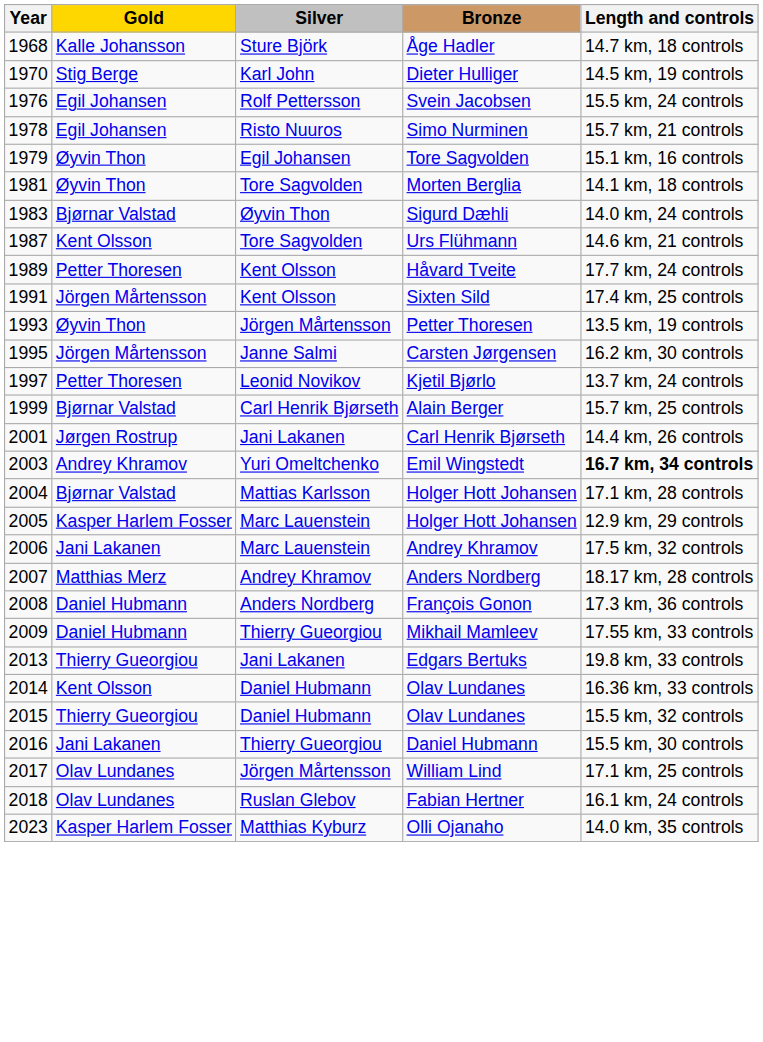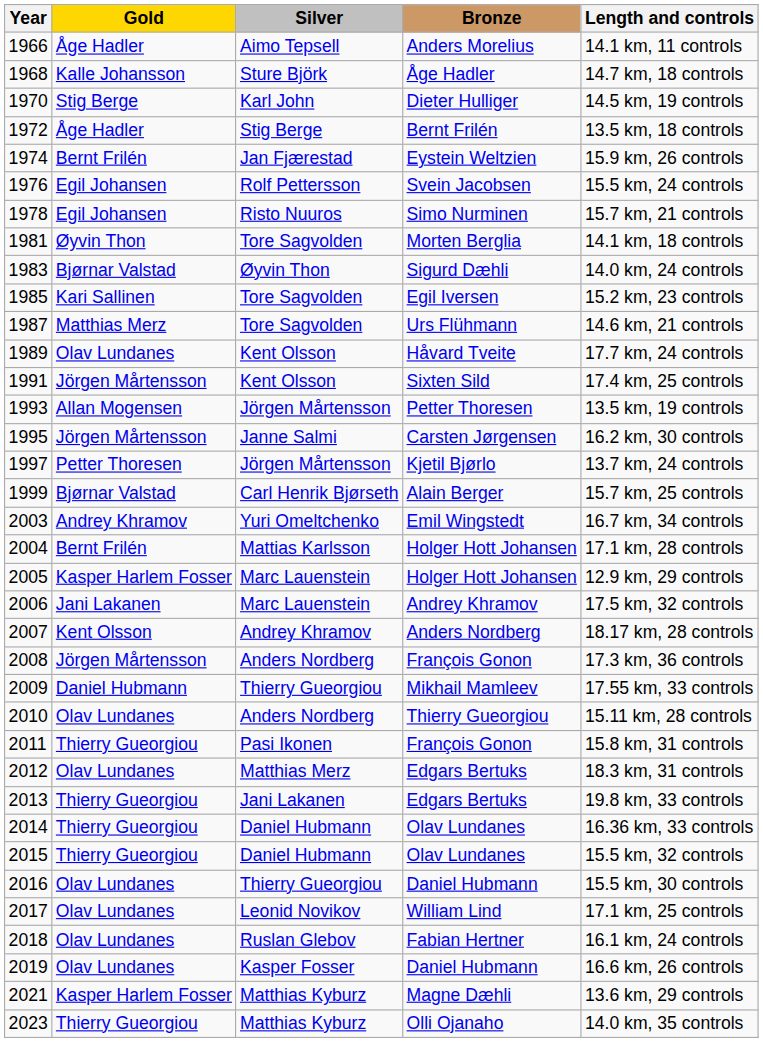+ row: (28, 46)
+ row: (28, 130)
+ row: (28, 158)
- row: (28, 158)
+ row: (28, 297)
(104, 241) Kent Olsson -> (111, 325) Matthias Merz
(119, 269) Petter Thoresen -> (115, 353) Olav Lundanes
(101, 325) Øyvin Thon -> (119, 409) Allan Mogensen
(300, 381) Leonid Novikov -> (315, 465) Jörgen Mårtensson
- row: (28, 437)
(669, 465) bold -> (664, 520) normal
(116, 492) Bjørnar Valstad -> (101, 548) Bernt Frilén
(111, 576) Matthias Merz -> (104, 632) Kent Olsson
(121, 604) Daniel Hubmann -> (131, 660) Jörgen Mårtensson
+ row: (28, 716)
+ row: (28, 744)
+ row: (28, 772)
(104, 688) Kent Olsson -> (127, 827) Thierry Gueorgiou
(108, 744) Jani Lakanen -> (115, 883) Olav Lundanes
(315, 772) Jörgen Mårtensson -> (300, 911) Leonid Novikov
+ row: (28, 967)
+ row: (28, 995)
(144, 827) Kasper Harlem Fosser -> (127, 1023) Thierry Gueorgiou
